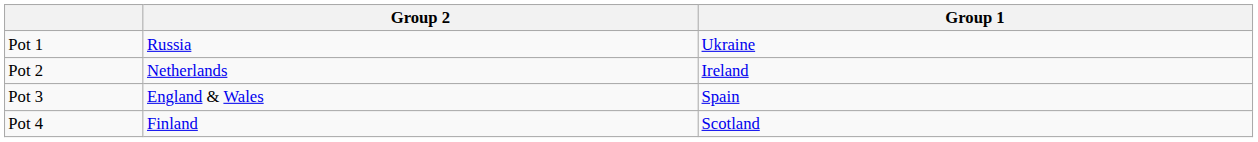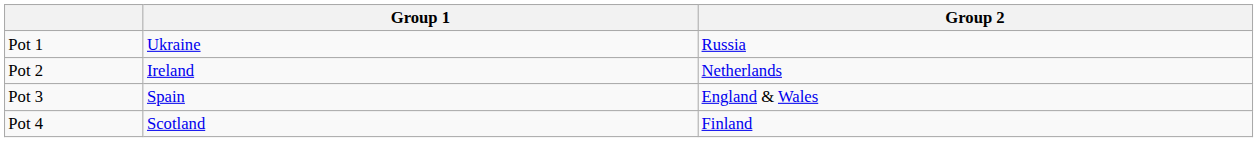columns swapped: (975, 17) <-> (420, 17)
